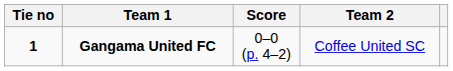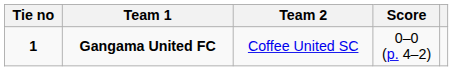columns swapped: (266, 15) <-> (370, 15)
